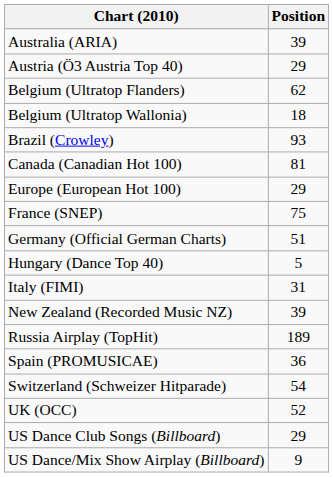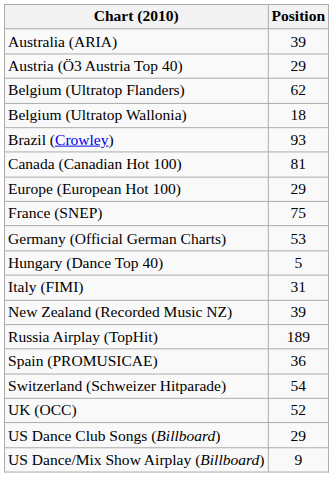(298, 238) 51 -> (298, 238) 53
